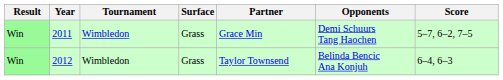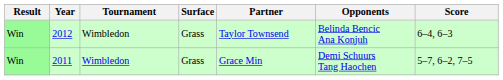rows swapped: (62, 34) <-> (62, 61)
